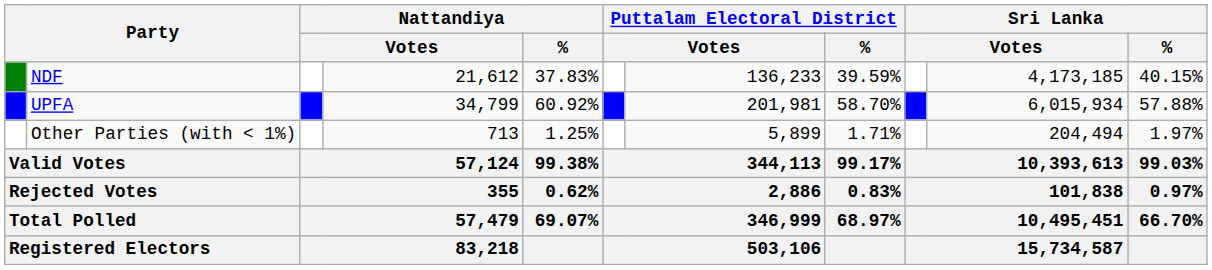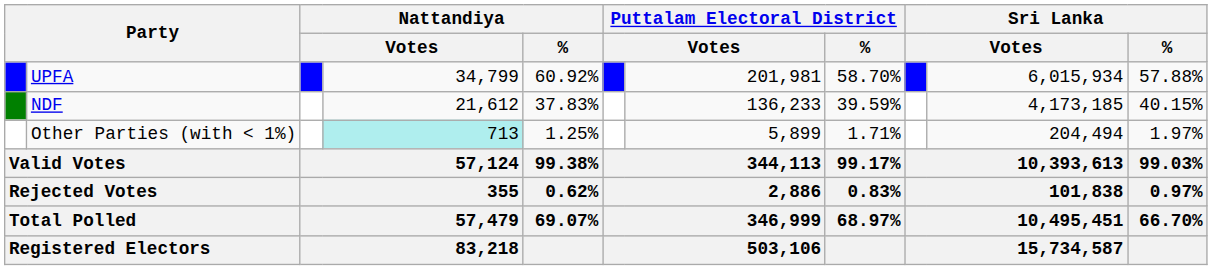rows swapped: (52, 106) <-> (47, 77)
(503, 134) no background -> (503, 134) paleturquoise background
